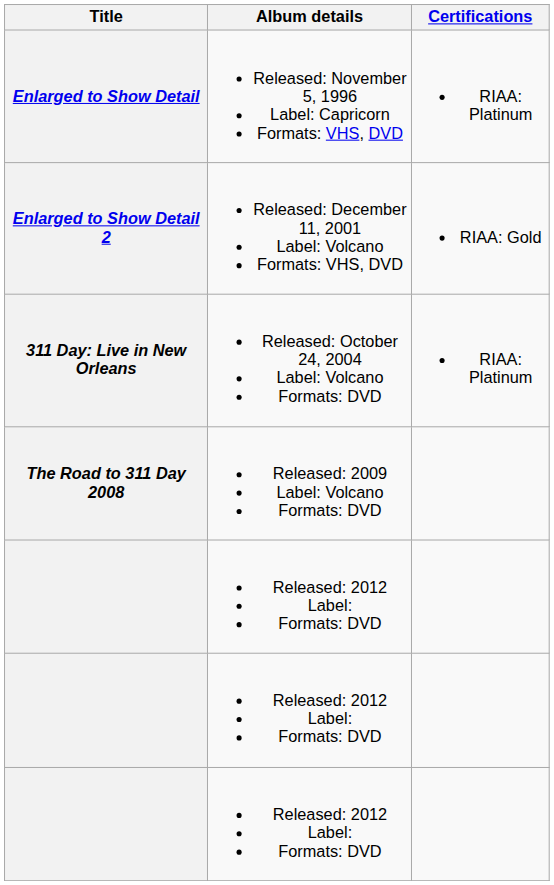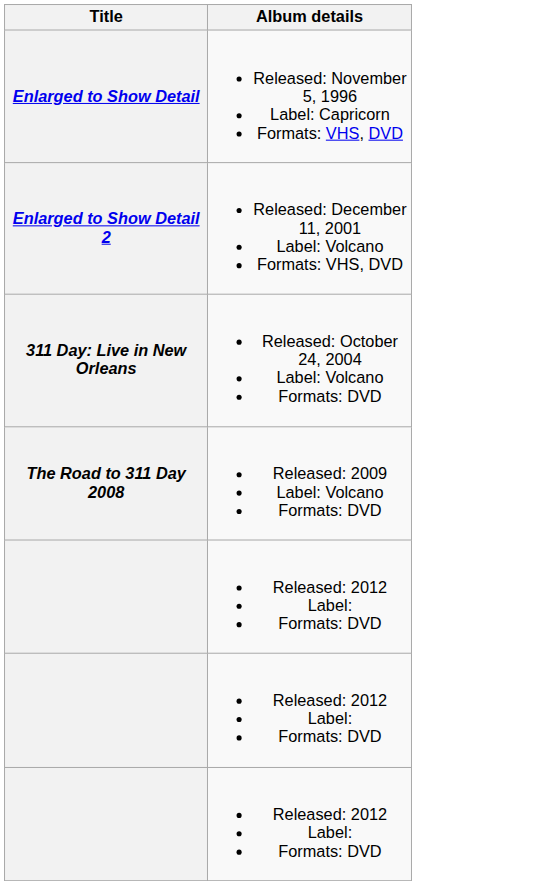- column: (480, 17)
